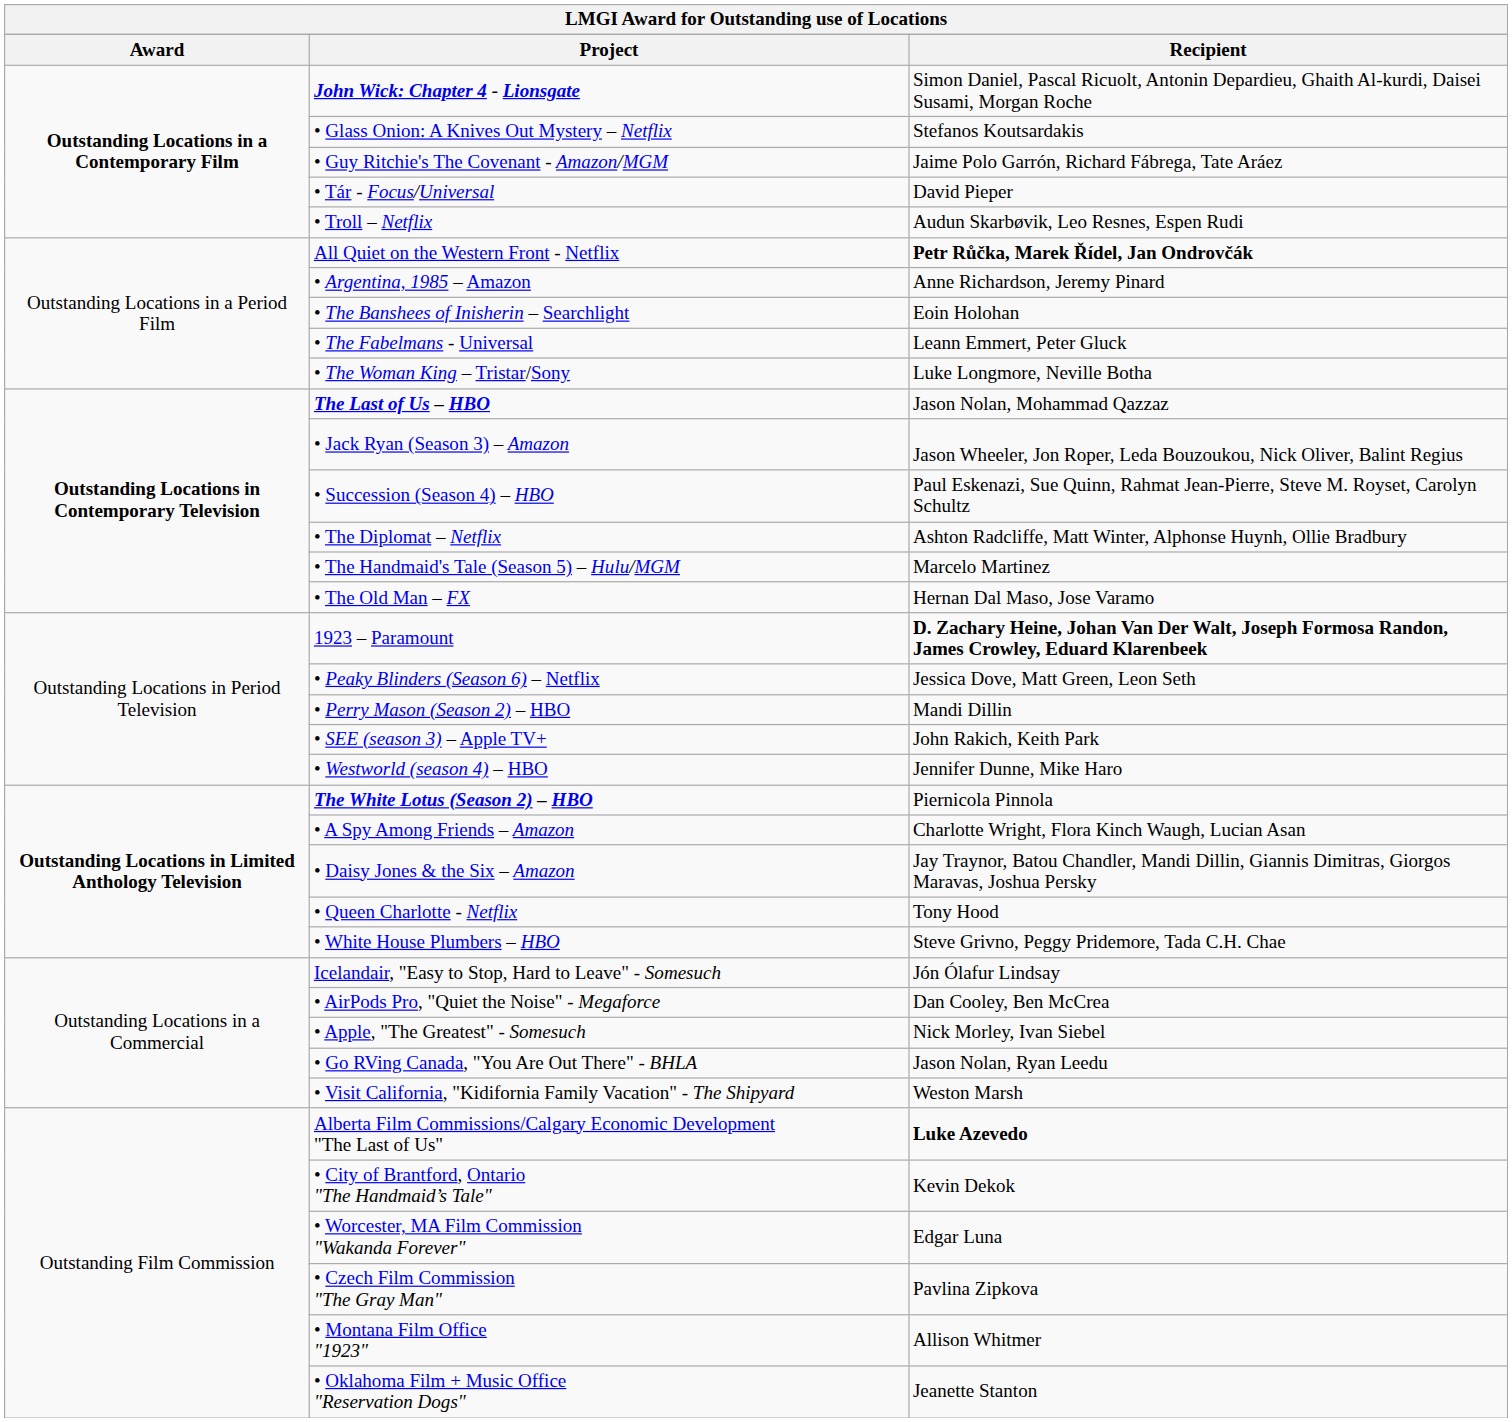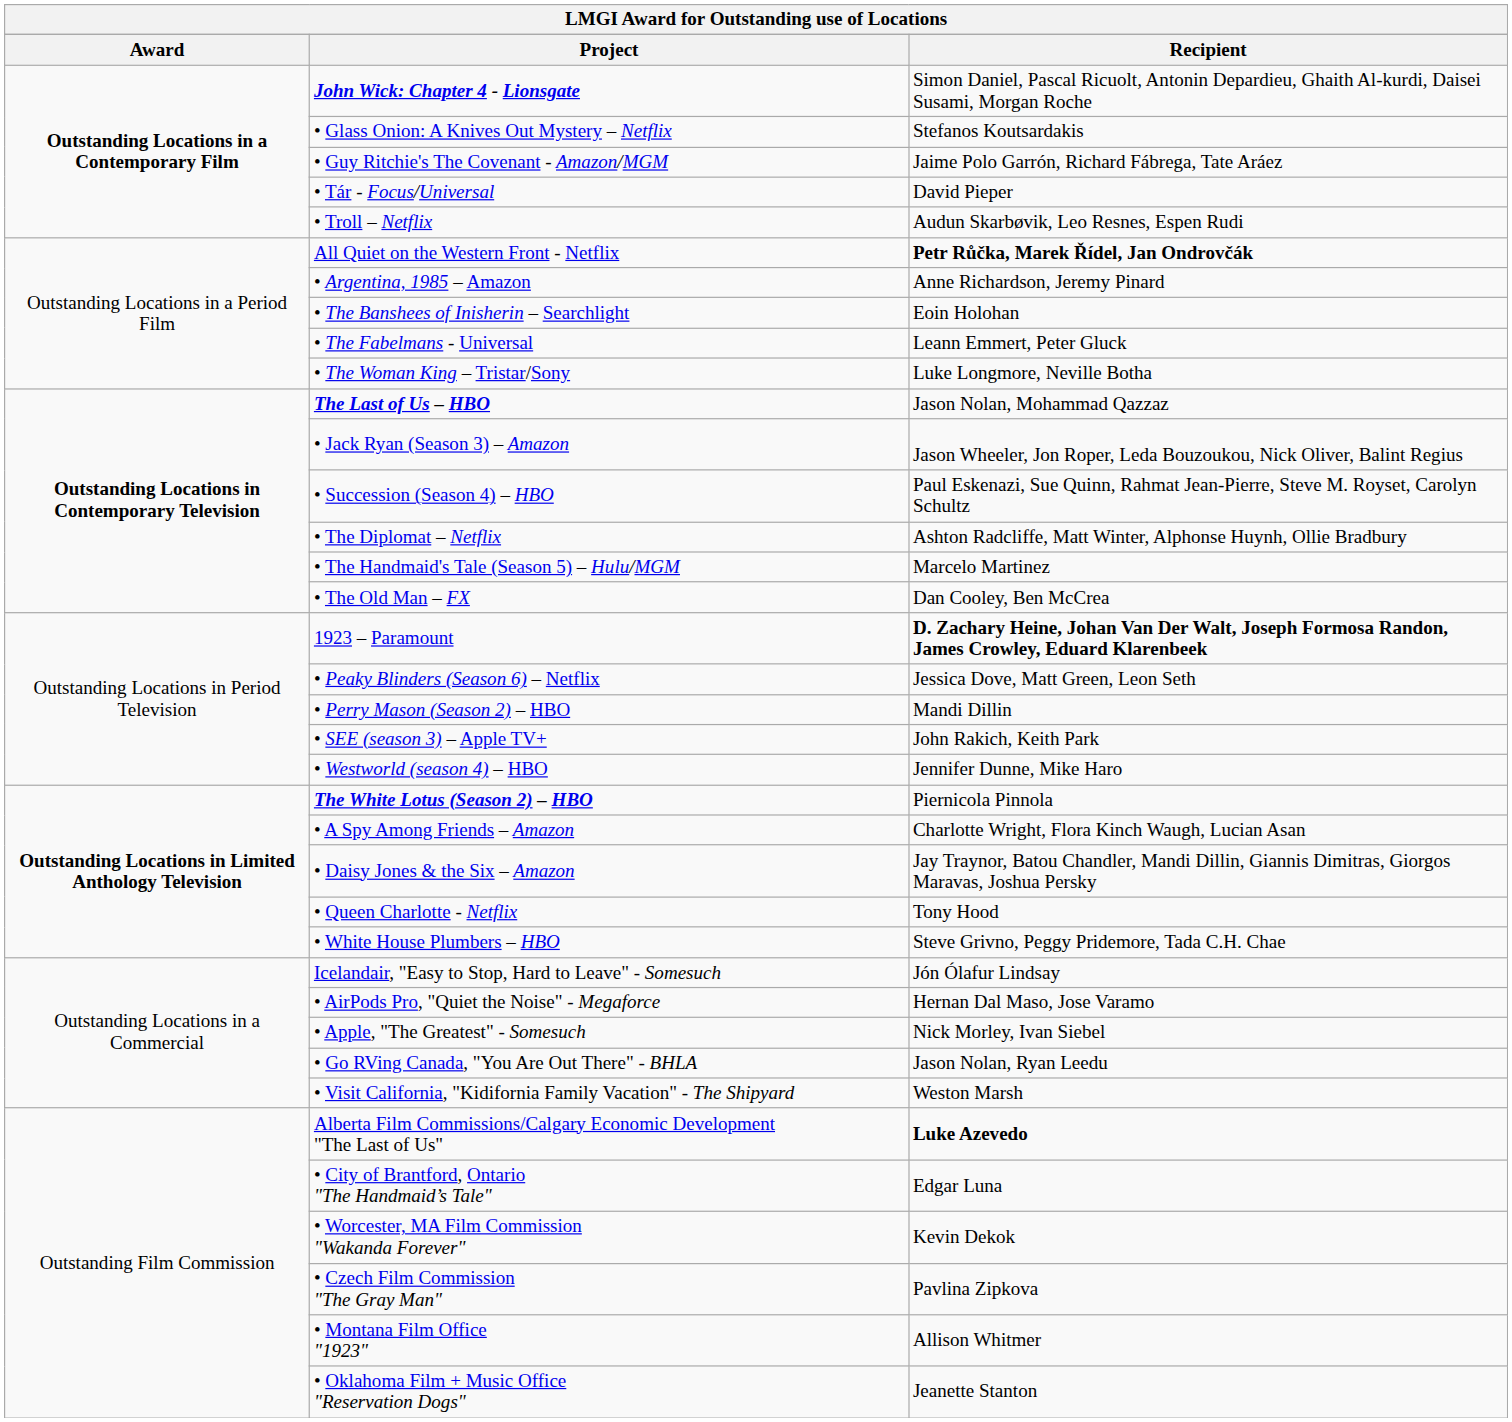(1034, 597) Hernan Dal Maso, Jose Varamo -> (1011, 597) Dan Cooley, Ben McCrea
(1011, 1002) Dan Cooley, Ben McCrea -> (1034, 1002) Hernan Dal Maso, Jose Varamo
(964, 1185) Kevin Dekok -> (958, 1185) Edgar Luna
(958, 1237) Edgar Luna -> (964, 1237) Kevin Dekok
